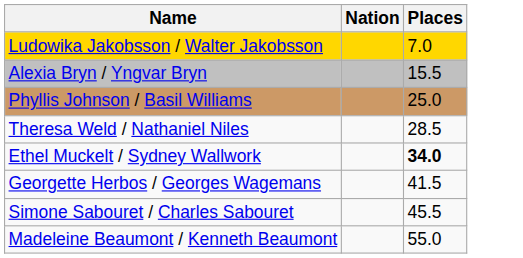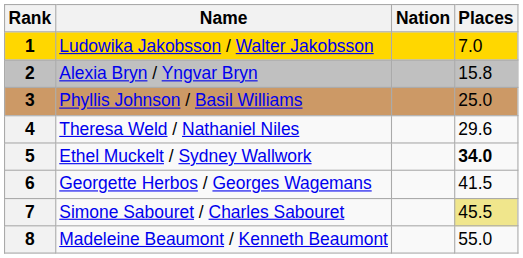+ column: (30, 18)
(425, 73) 15.5 -> (475, 73) 15.8
(425, 128) 28.5 -> (475, 128) 29.6
(425, 211) no background -> (475, 211) khaki background
